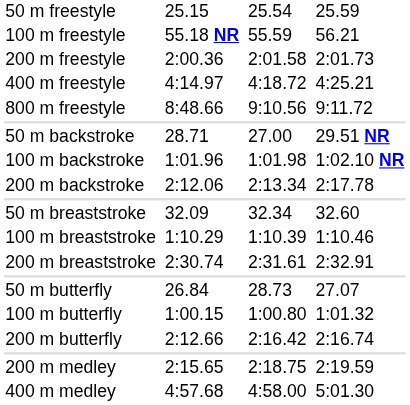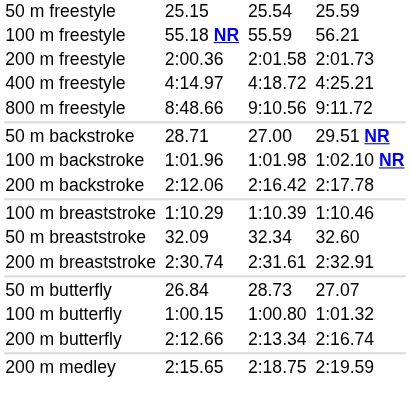(277, 184) 2:13.34 -> (277, 184) 2:16.42
rows swapped: (76, 213) <-> (81, 237)
(277, 338) 2:16.42 -> (277, 338) 2:13.34
- row: (61, 391)
